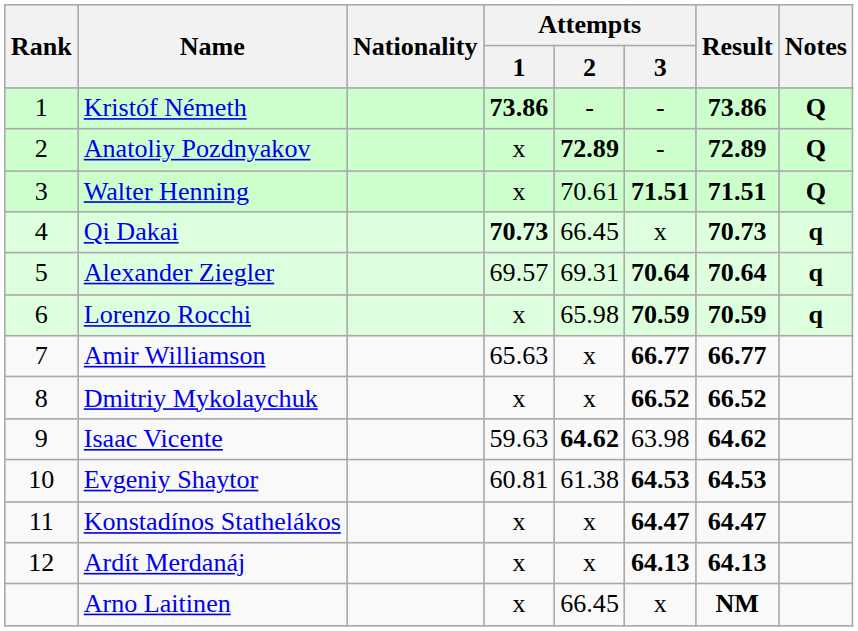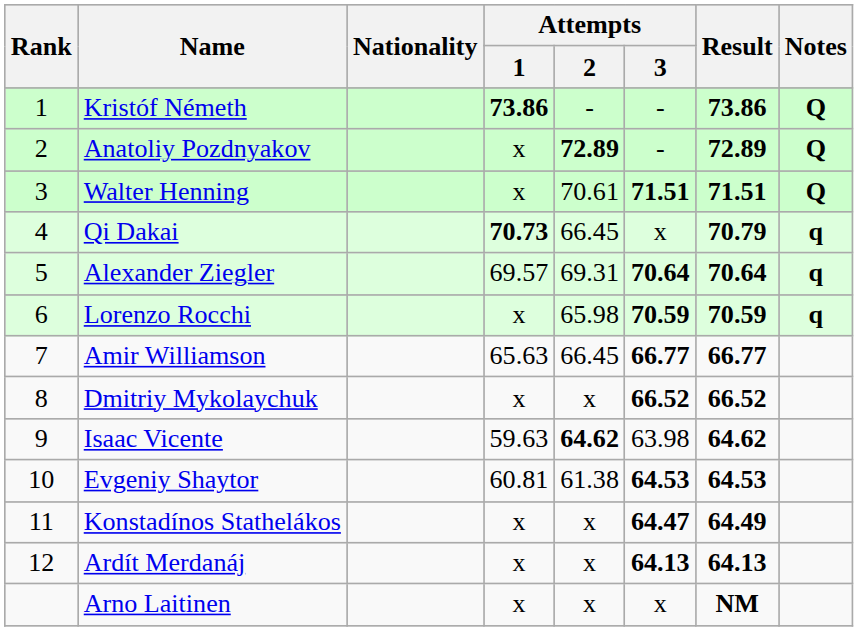(737, 231) 70.73 -> (737, 231) 70.79
(590, 356) x -> (590, 356) 66.45
(737, 521) 64.47 -> (737, 521) 64.49
(590, 604) 66.45 -> (590, 604) x
